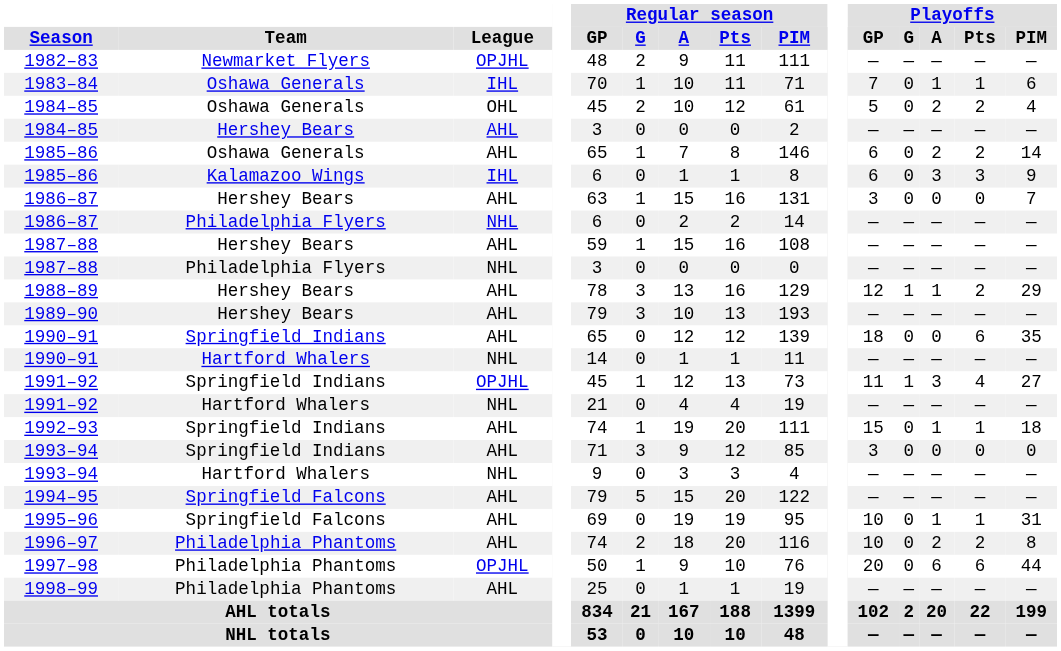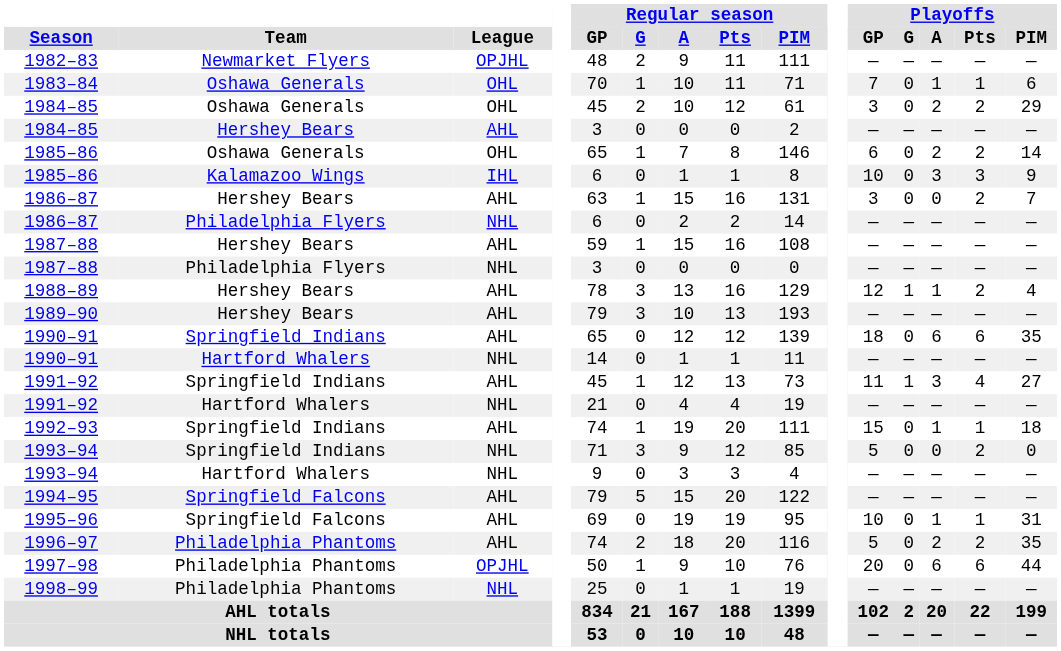(502, 84) IHL -> (502, 84) OHL
(873, 107) 5 -> (873, 107) 3
(1031, 107) 4 -> (1031, 107) 29
(502, 153) AHL -> (502, 153) OHL
(873, 176) 6 -> (873, 176) 10
(980, 199) 0 -> (980, 199) 2
(1031, 291) 29 -> (1031, 291) 4
(936, 337) 0 -> (936, 337) 6
(502, 383) OPJHL -> (502, 383) AHL
(502, 452) AHL -> (502, 452) NHL
(873, 452) 3 -> (873, 452) 5
(980, 452) 0 -> (980, 452) 2
(873, 543) 10 -> (873, 543) 5
(1031, 543) 8 -> (1031, 543) 35
(502, 589) AHL -> (502, 589) NHL
